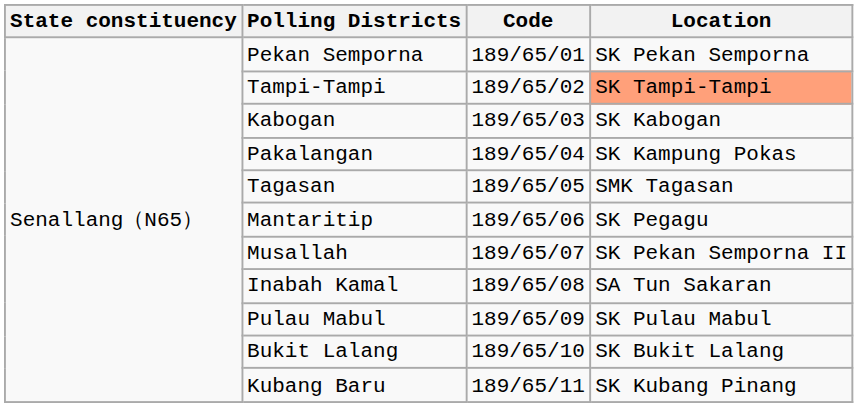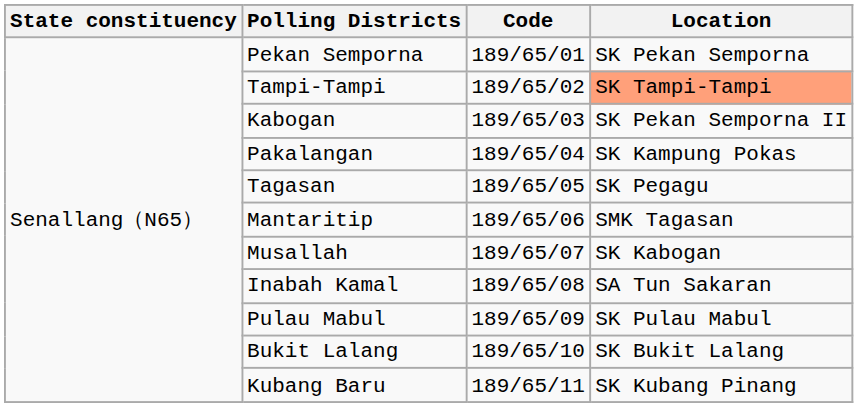(658, 121) SK Kabogan -> (721, 121) SK Pekan Semporna II
(664, 187) SMK Tagasan -> (652, 187) SK Pegagu
(652, 220) SK Pegagu -> (664, 220) SMK Tagasan
(721, 253) SK Pekan Semporna II -> (658, 253) SK Kabogan
